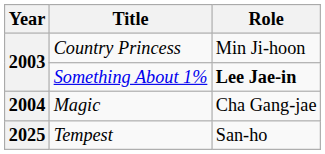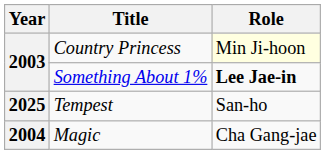(261, 47) no background -> (261, 47) lightyellow background
rows swapped: (77, 105) <-> (83, 134)
